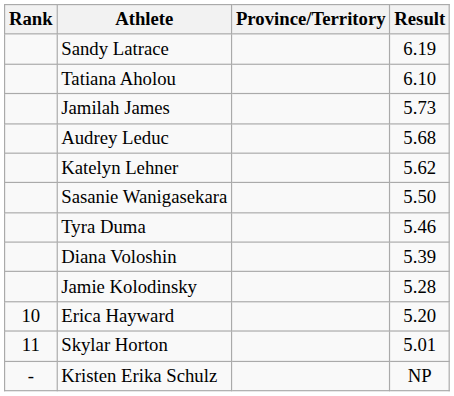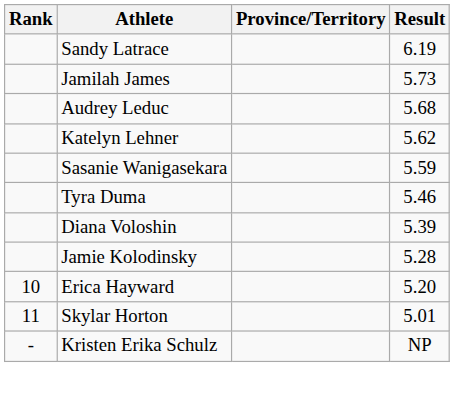- row: (119, 78)
(420, 197) 5.50 -> (420, 167) 5.59
